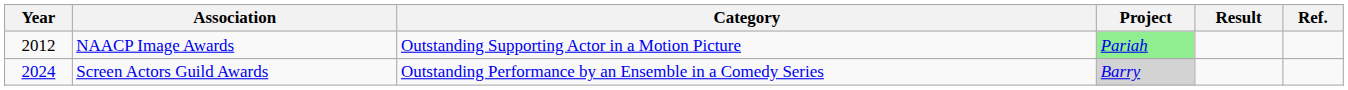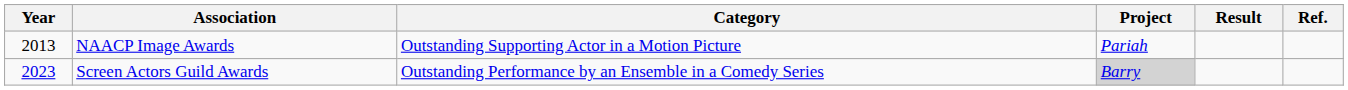(38, 44) 2012 -> (38, 44) 2013
(1124, 44) lightgreen background -> (1124, 44) no background
(38, 71) 2024 -> (38, 71) 2023
